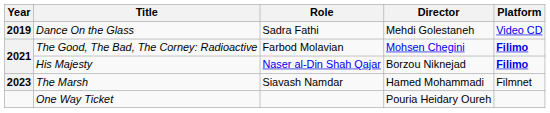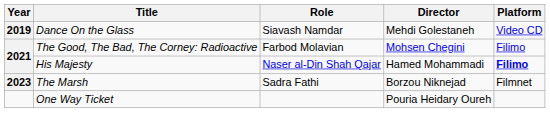(291, 30) Sadra Fathi -> (303, 30) Siavash Namdar
(512, 47) bold -> (511, 47) normal
(426, 64) Borzou Niknejad -> (435, 64) Hamed Mohammadi
(303, 82) Siavash Namdar -> (291, 82) Sadra Fathi
(435, 82) Hamed Mohammadi -> (426, 82) Borzou Niknejad
